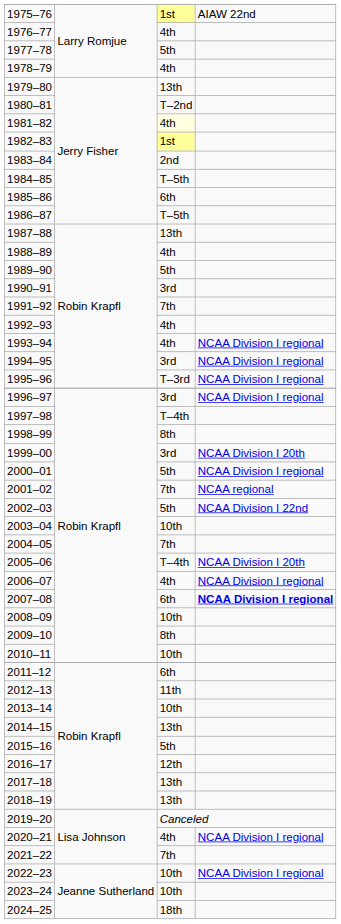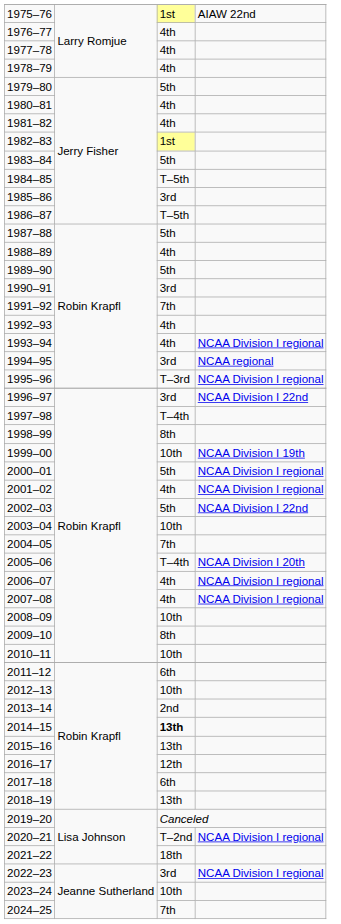(168, 50) 5th -> (168, 50) 4th
(171, 87) 13th -> (168, 87) 5th
(176, 105) T–2nd -> (168, 105) 4th
(168, 123) lightyellow background -> (168, 123) no background
(169, 160) 2nd -> (168, 160) 5th
(168, 197) 6th -> (168, 197) 3rd
(171, 233) 13th -> (168, 233) 5th
(261, 361) NCAA Division I regional -> (236, 361) NCAA regional
(261, 398) NCAA Division I regional -> (253, 398) NCAA Division I 22nd
(168, 453) 3rd -> (171, 453) 10th
(251, 453) NCAA Division I 20th -> (251, 453) NCAA Division I 19th
(168, 489) 7th -> (168, 489) 4th
(236, 489) NCAA regional -> (261, 489) NCAA Division I regional
(168, 599) 6th -> (168, 599) 4th
(266, 599) bold -> (261, 599) normal
(170, 690) 11th -> (171, 690) 10th
(171, 709) 10th -> (169, 709) 2nd
(171, 727) normal -> (172, 727) bold
(168, 745) 5th -> (171, 745) 13th
(171, 782) 13th -> (168, 782) 6th
(168, 837) 4th -> (176, 837) T–2nd
(168, 855) 7th -> (171, 855) 18th
(171, 873) 10th -> (168, 873) 3rd
(171, 910) 18th -> (168, 910) 7th
